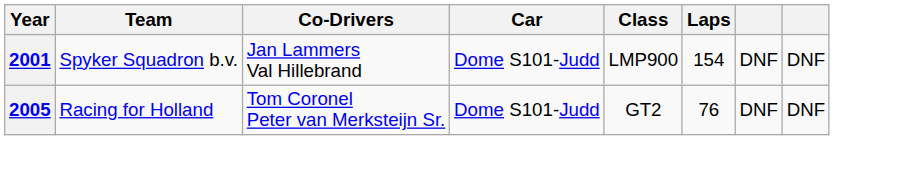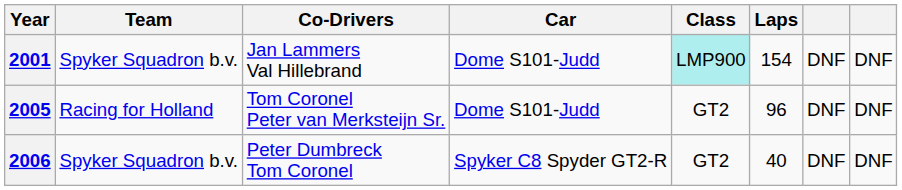(643, 60) no background -> (711, 60) paleturquoise background
(709, 110) 76 -> (776, 110) 96
+ row: (30, 161)
